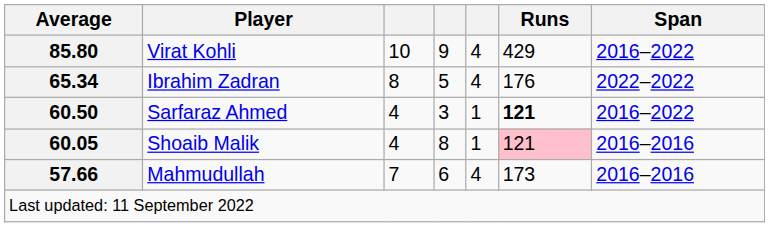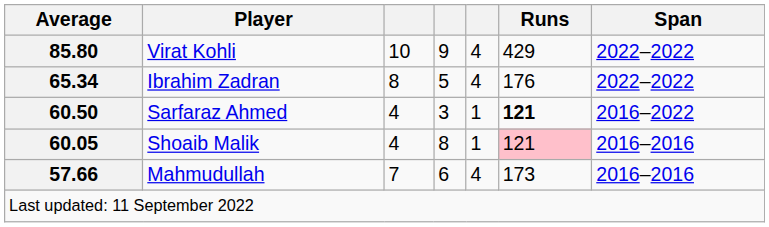(645, 50) 2016–2022 -> (645, 50) 2022–2022
